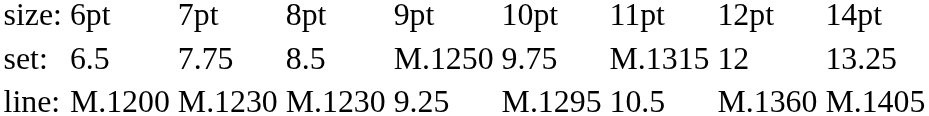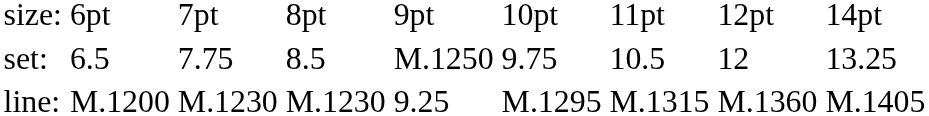(660, 58) M.1315 -> (637, 58) 10.5
(637, 101) 10.5 -> (660, 101) M.1315
